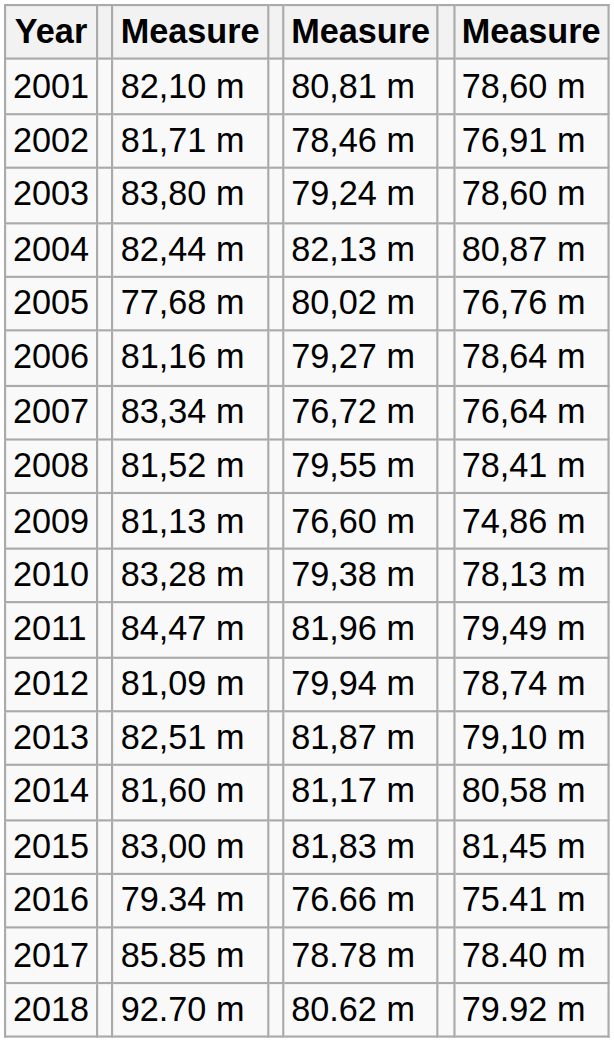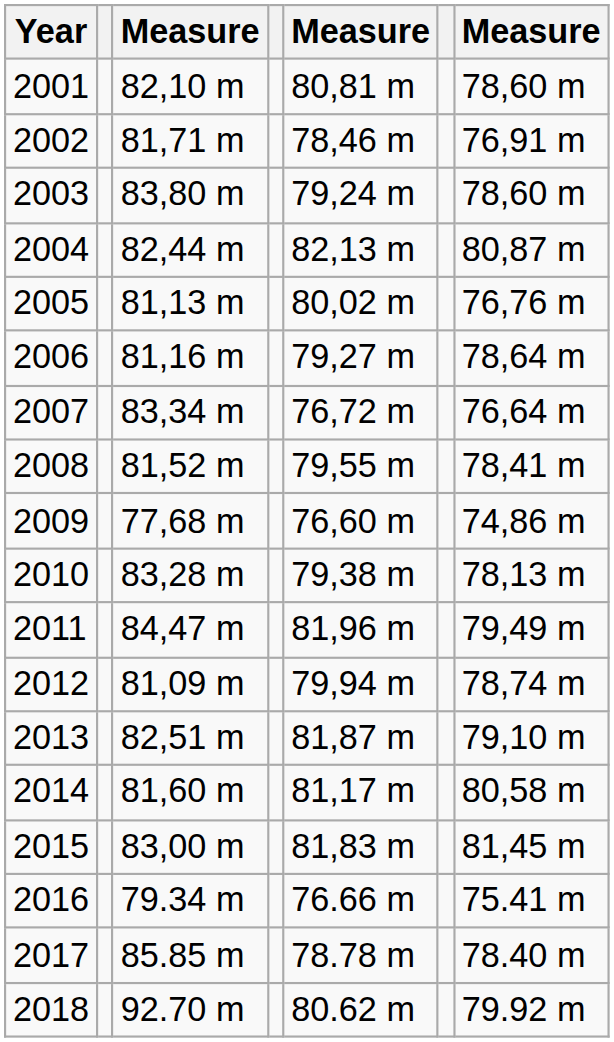(183, 303) 77,68 m -> (183, 303) 81,13 m
(183, 520) 81,13 m -> (183, 520) 77,68 m
